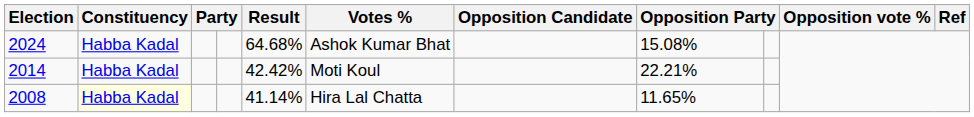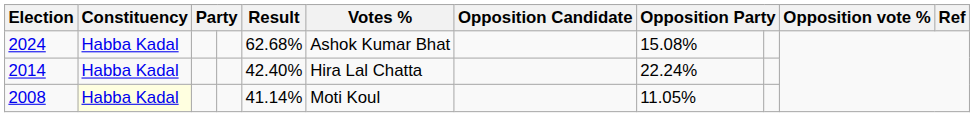(274, 44) 64.68% -> (274, 44) 62.68%
(274, 71) 42.42% -> (274, 71) 42.40%
(345, 71) Moti Koul -> (366, 71) Hira Lal Chatta
(669, 71) 22.21% -> (669, 71) 22.24%
(366, 97) Hira Lal Chatta -> (345, 97) Moti Koul
(668, 97) 11.65% -> (668, 97) 11.05%
